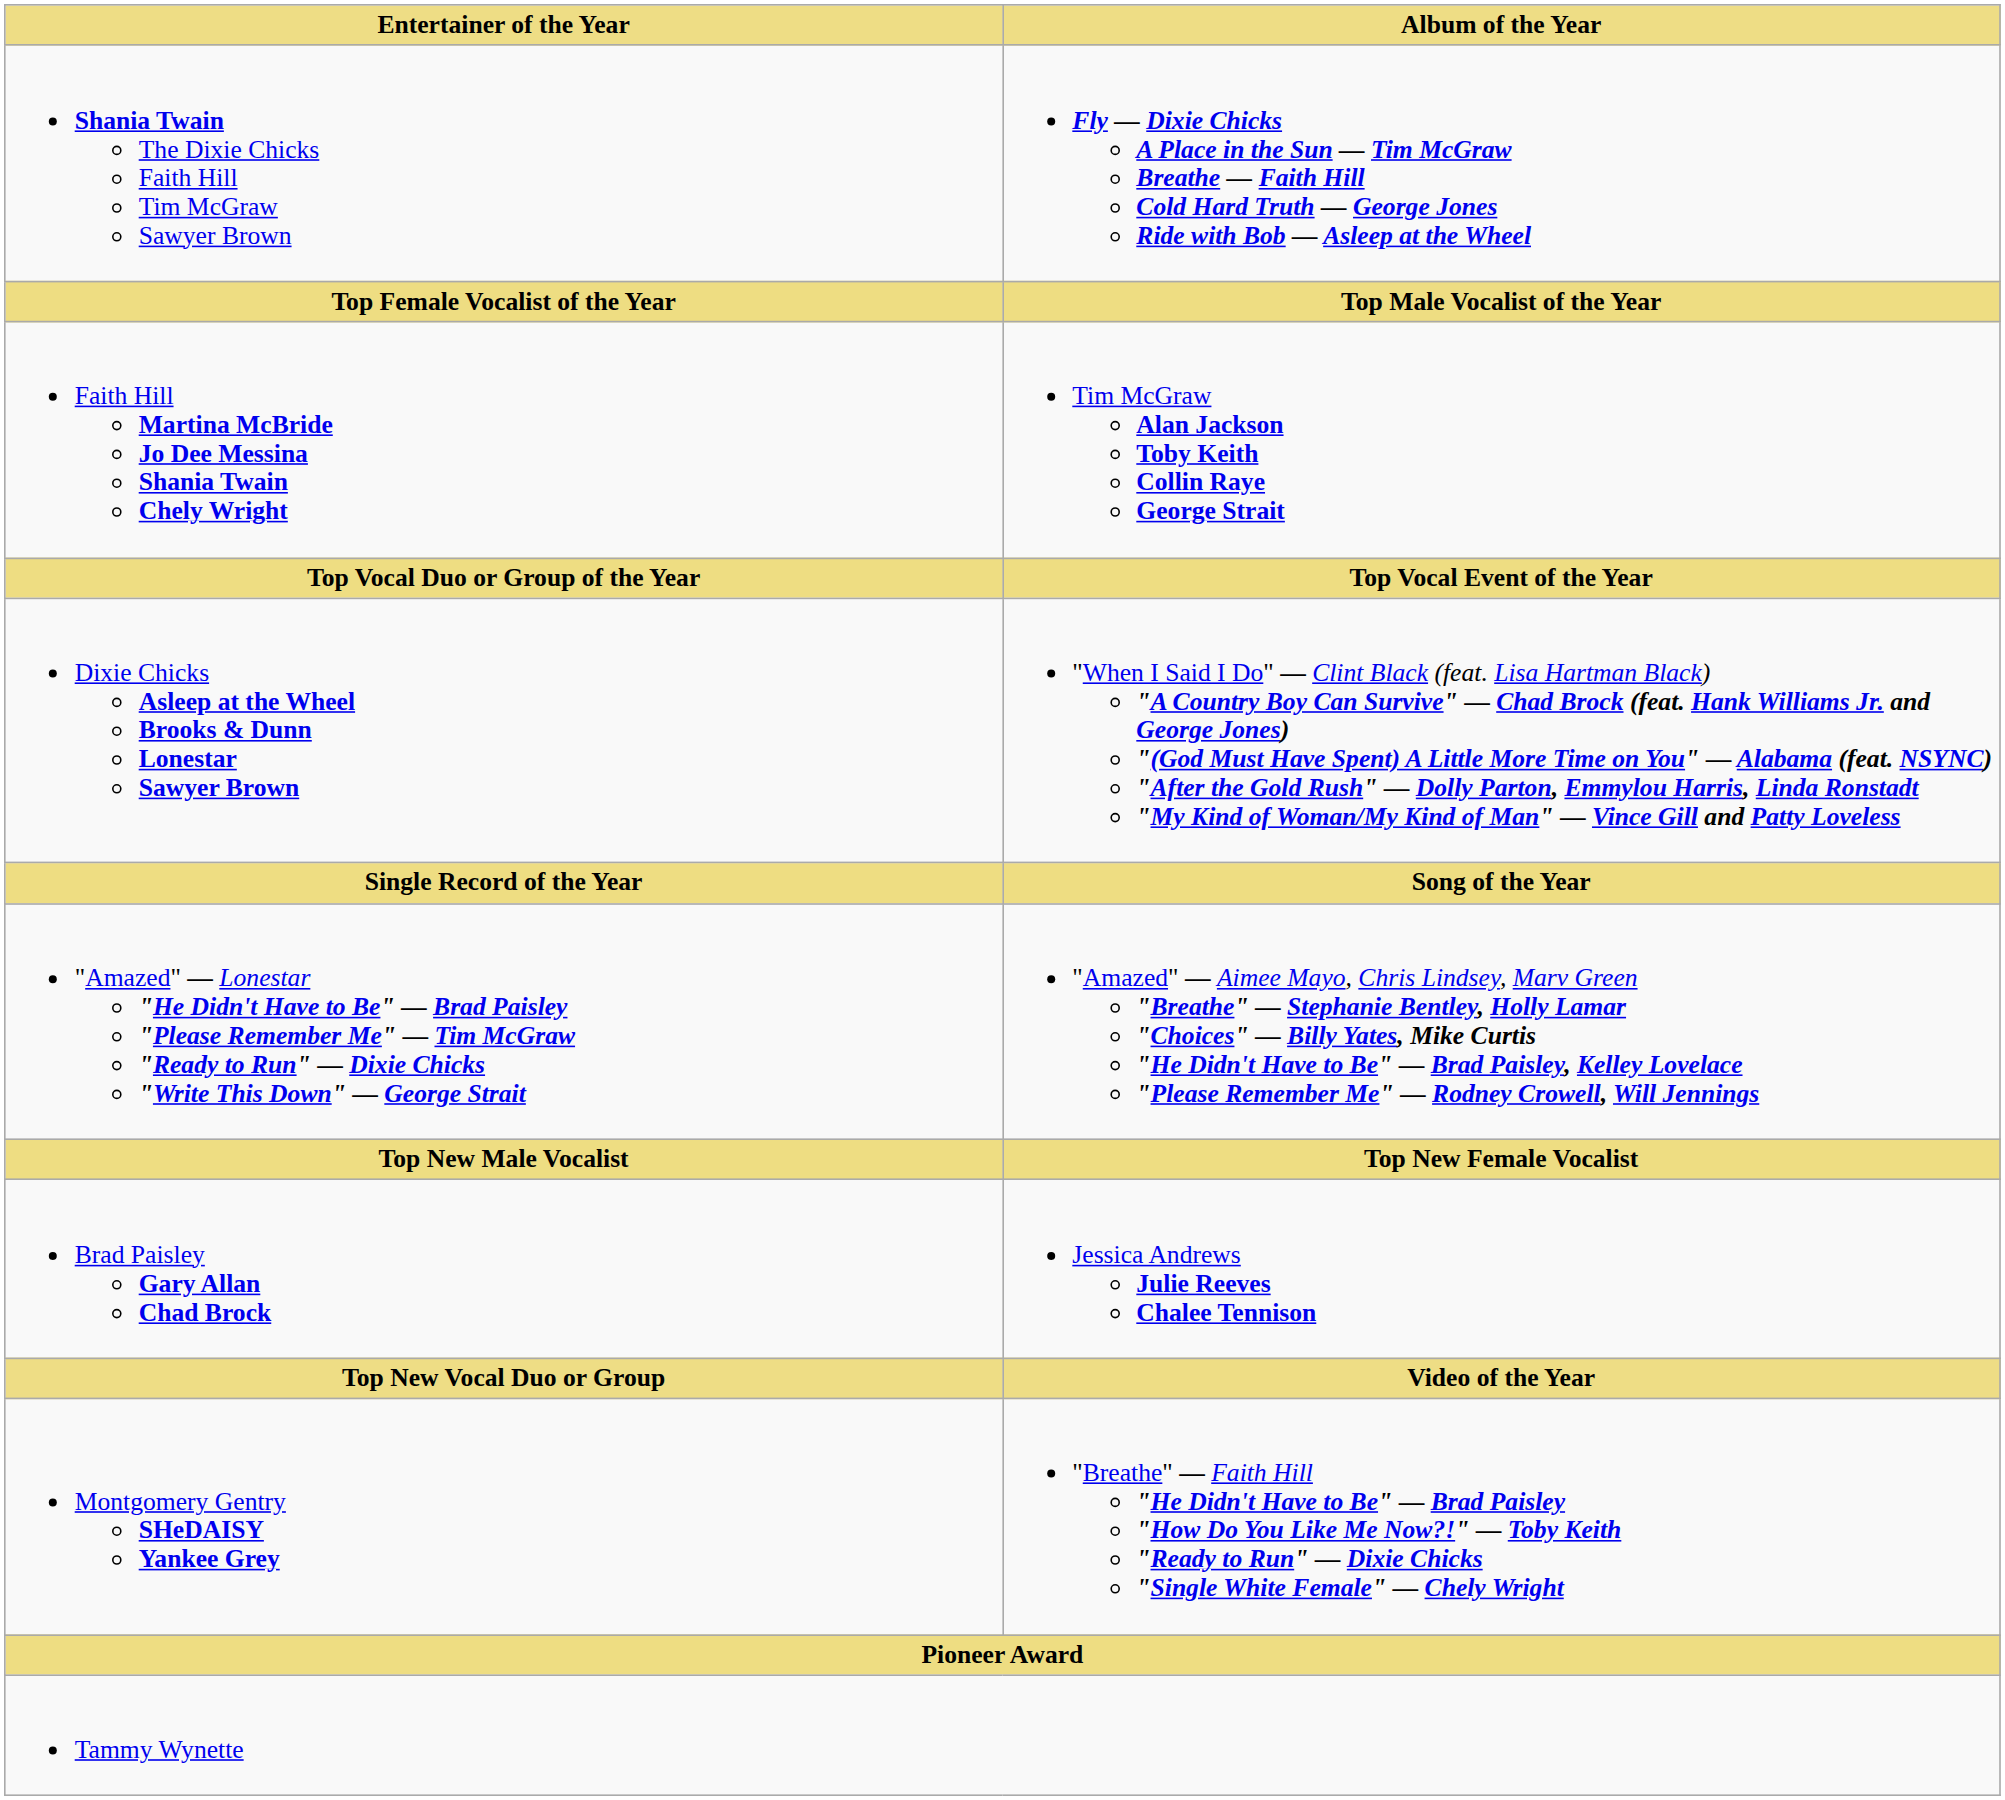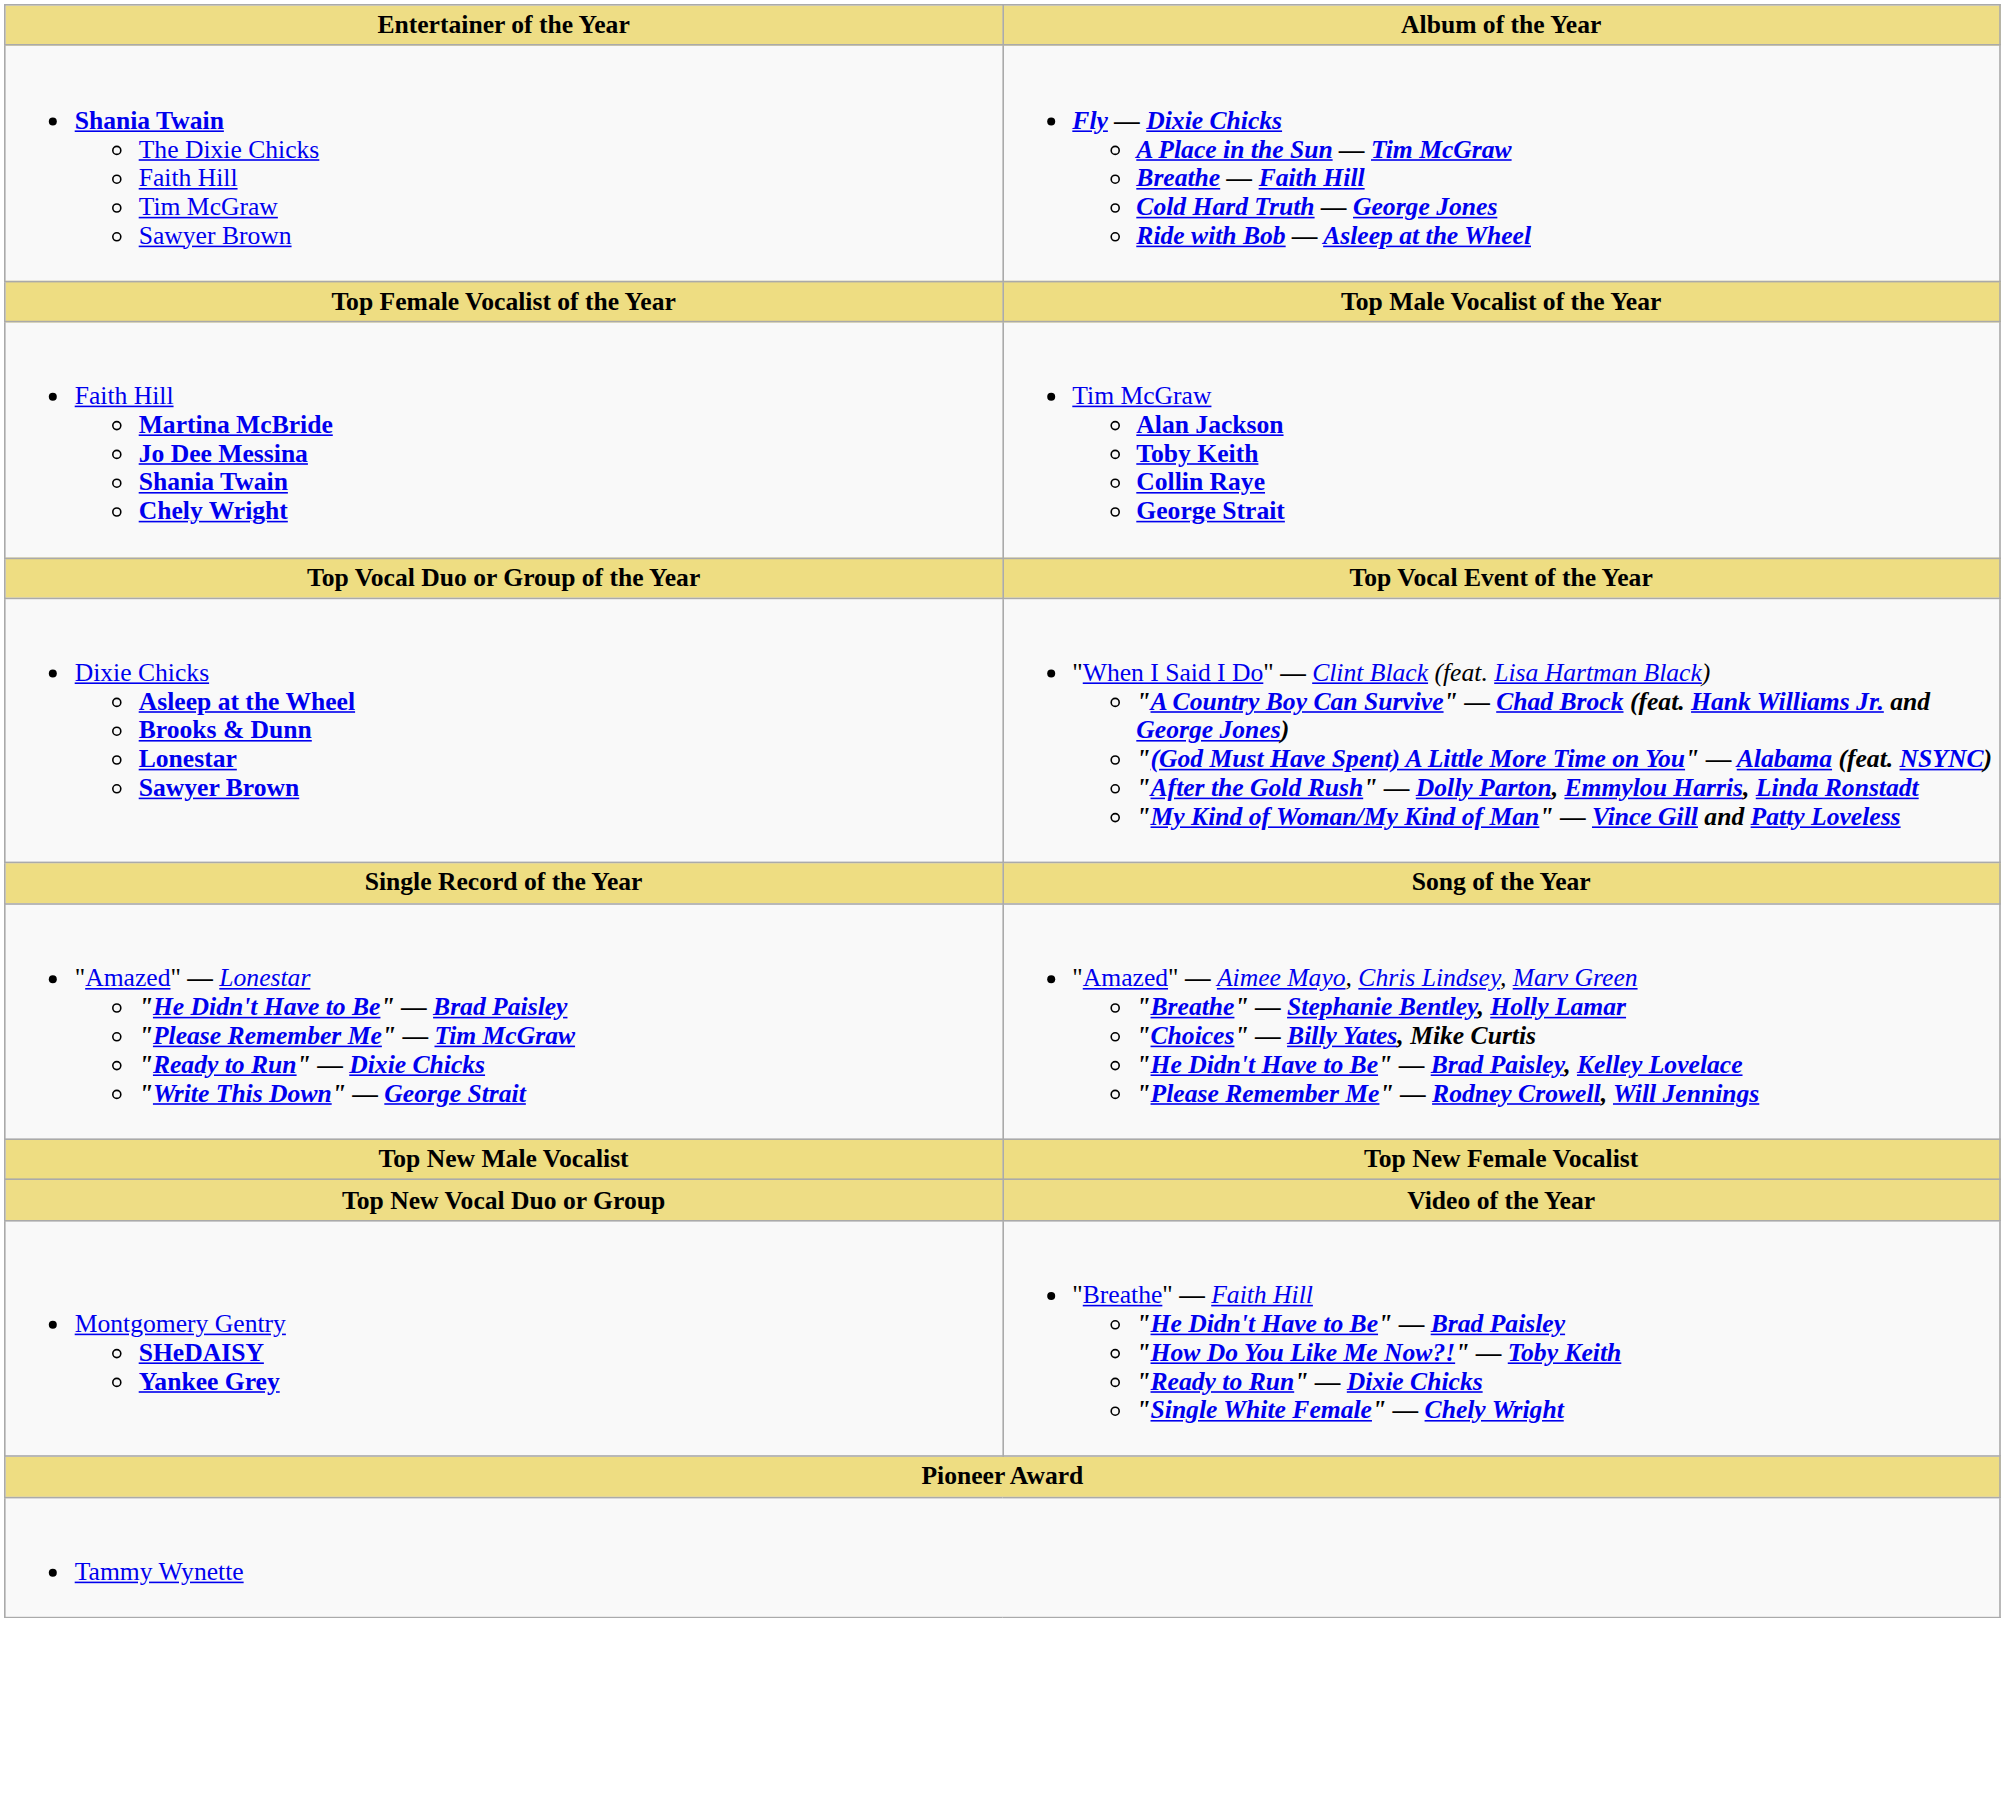- row: (504, 1283)
